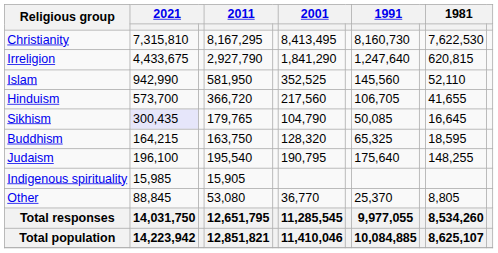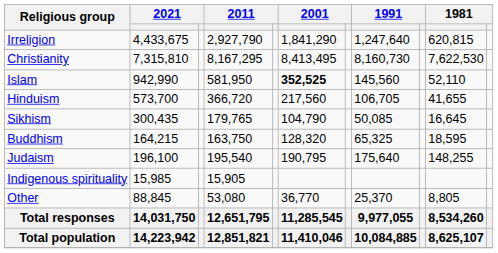rows swapped: (38, 39) <-> (31, 59)
(304, 79) normal -> (304, 79) bold
(156, 119) lavender background -> (156, 119) no background
